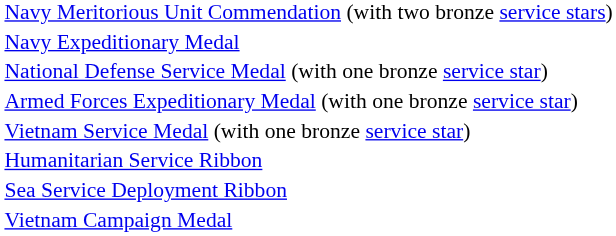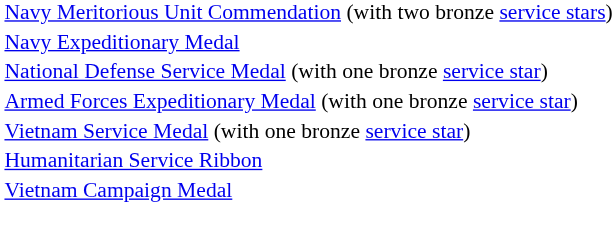- row: (146, 190)
